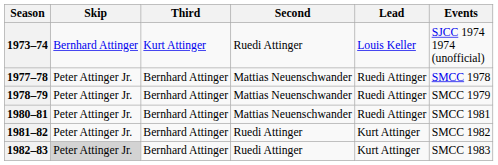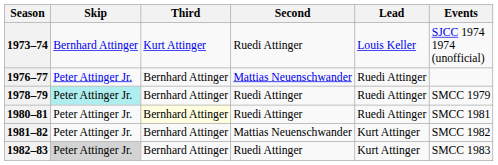+ row: (27, 77)
- row: (27, 77)
(93, 95) no background -> (93, 95) paleturquoise background
(293, 95) Mattias Neuenschwander -> (268, 95) Ruedi Attinger
(186, 114) no background -> (186, 114) lightyellow background
(293, 114) Mattias Neuenschwander -> (268, 114) Ruedi Attinger
(268, 132) Ruedi Attinger -> (293, 132) Mattias Neuenschwander
